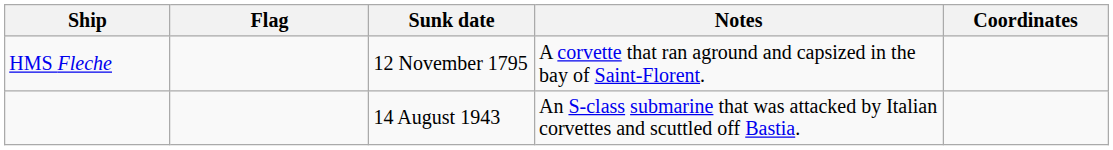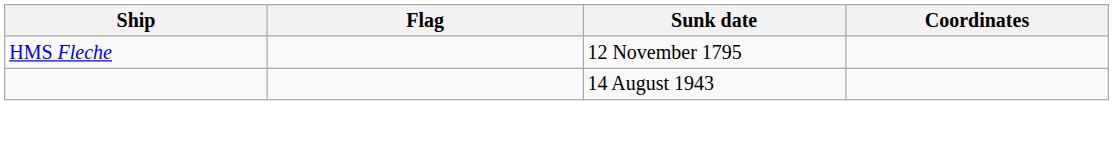- column: (739, 20)
